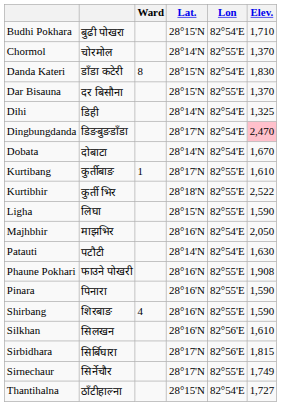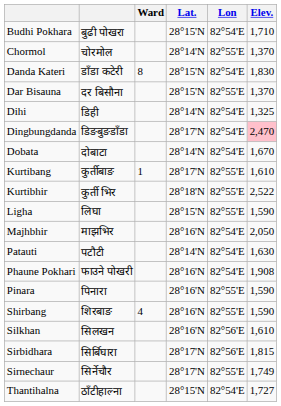(227, 271) 82°55'E -> (227, 271) 82°54'E
